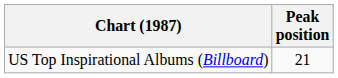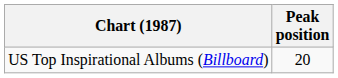(303, 60) 21 -> (303, 60) 20
